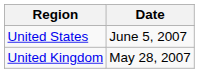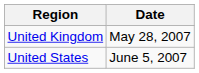rows swapped: (55, 57) <-> (48, 36)
